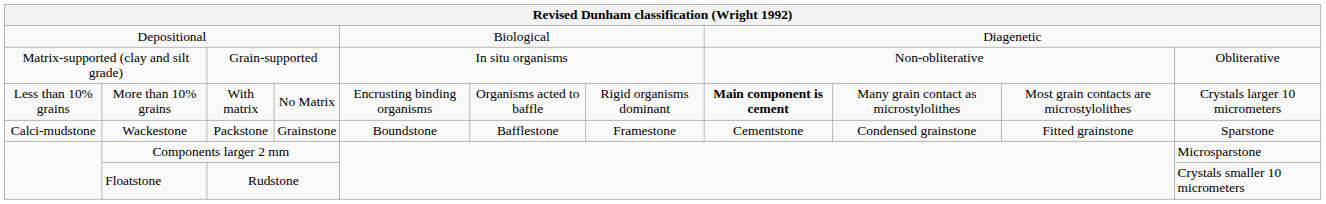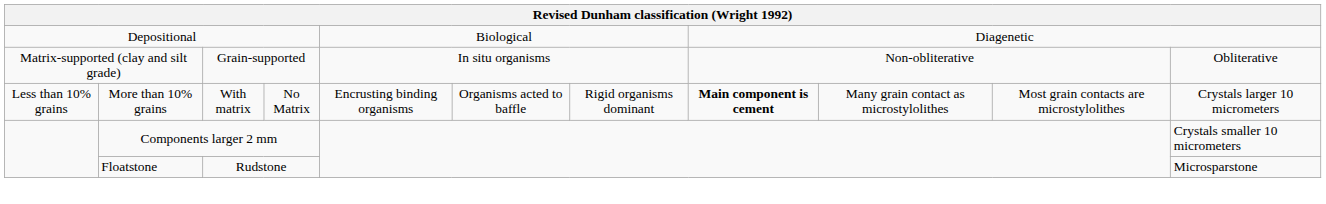- row: (155, 130)
(1219, 151) Microsparstone -> (1226, 138) Crystals smaller 10 micrometers
(1229, 180) Crystals smaller 10 micrometers -> (1216, 167) Microsparstone
